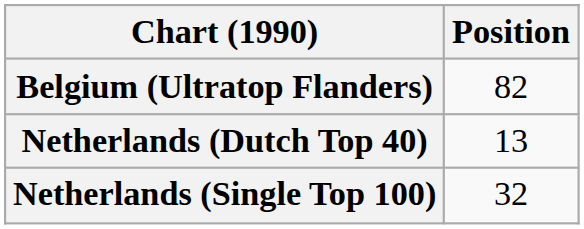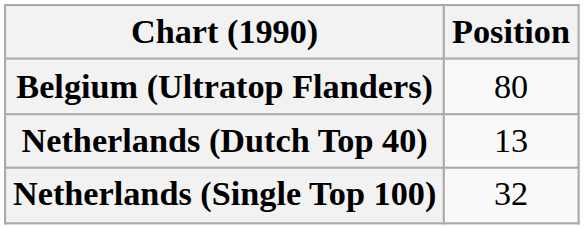(511, 85) 82 -> (511, 85) 80
